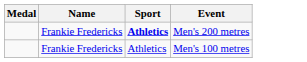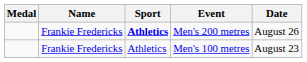+ column: (277, 13)
